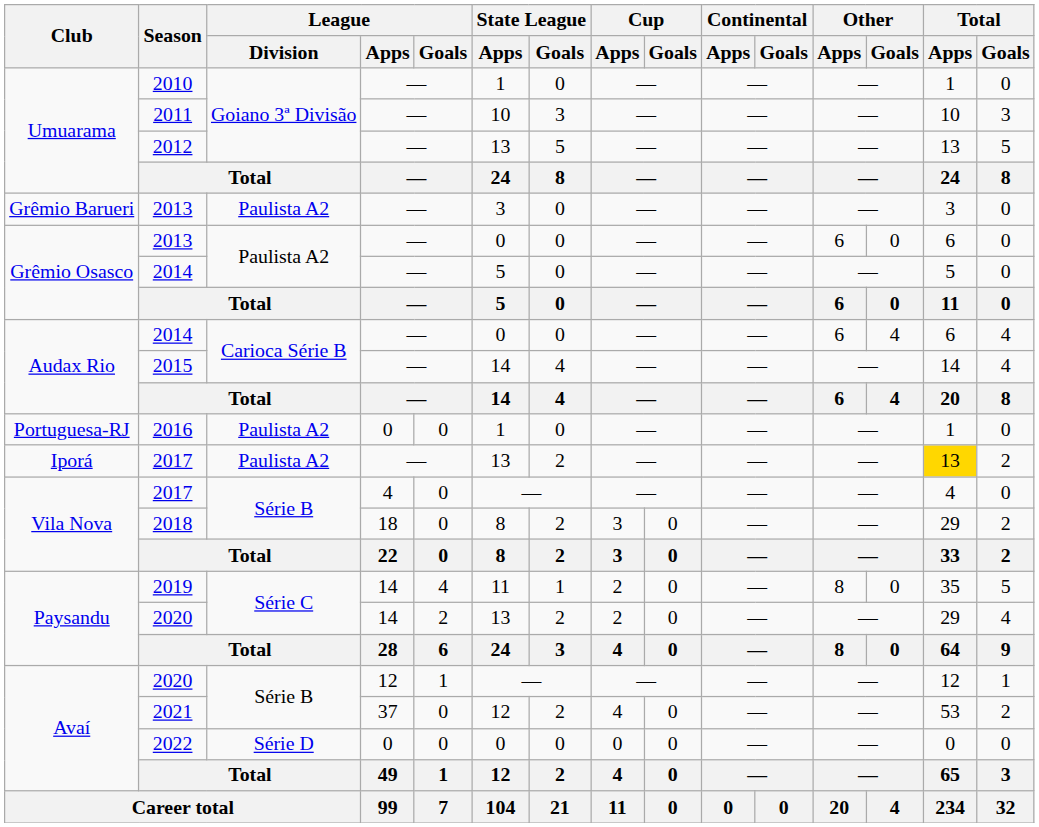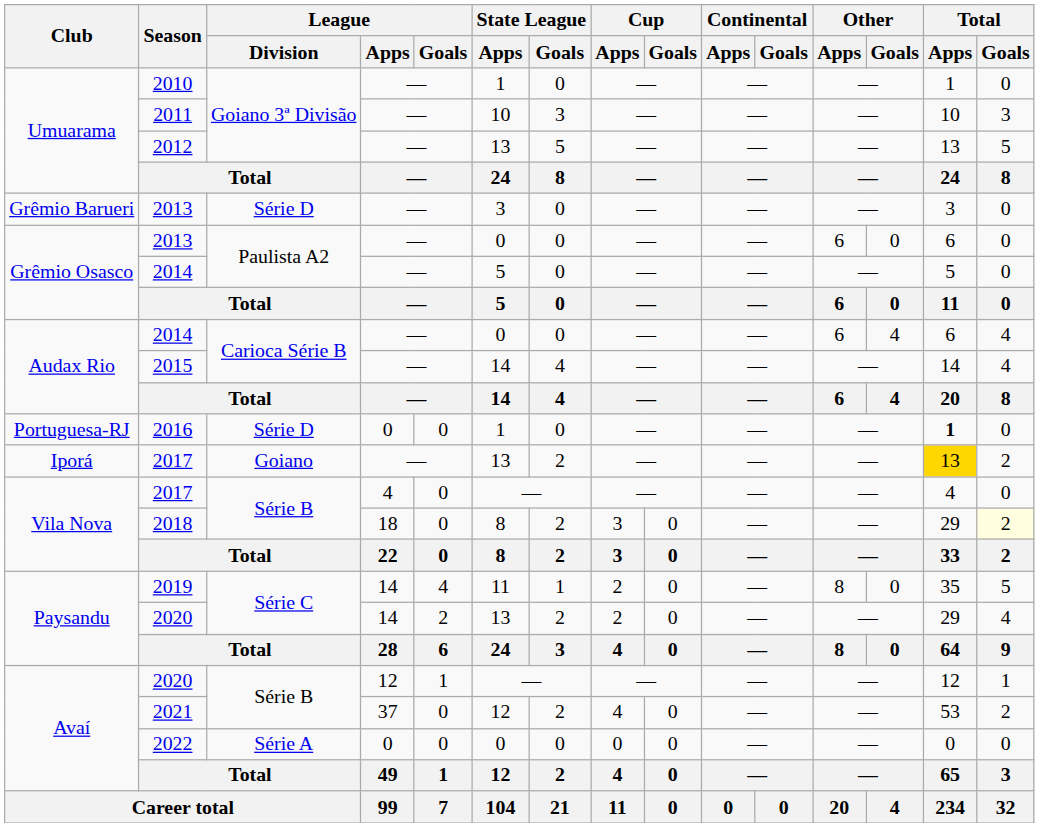(284, 209) Paulista A2 -> (284, 209) Série D
(284, 429) Paulista A2 -> (284, 429) Série D
(950, 429) normal -> (950, 429) bold
(284, 460) Paulista A2 -> (284, 460) Goiano
(1006, 523) no background -> (1006, 523) lightyellow background
(284, 743) Série D -> (284, 743) Série A
